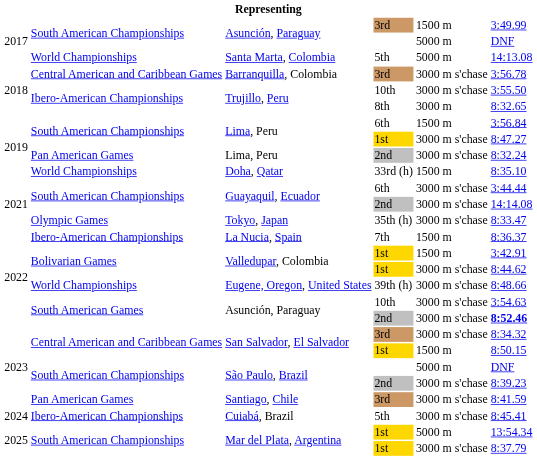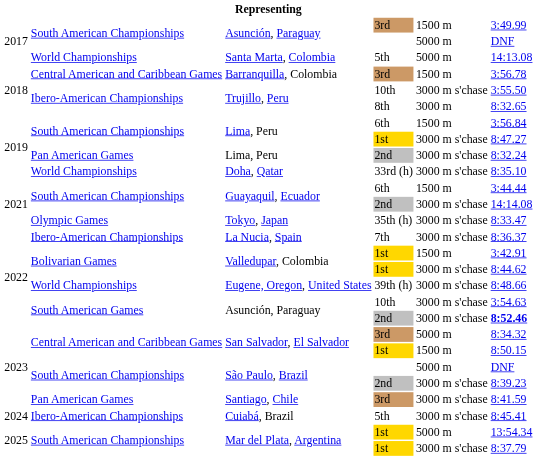(452, 74) 3000 m s'chase -> (434, 74) 1500 m
(434, 171) 1500 m -> (452, 171) 3000 m s'chase
(452, 188) 3000 m s'chase -> (434, 188) 1500 m
(434, 236) 1500 m -> (452, 236) 3000 m s'chase
(452, 334) 3000 m s'chase -> (434, 334) 5000 m
